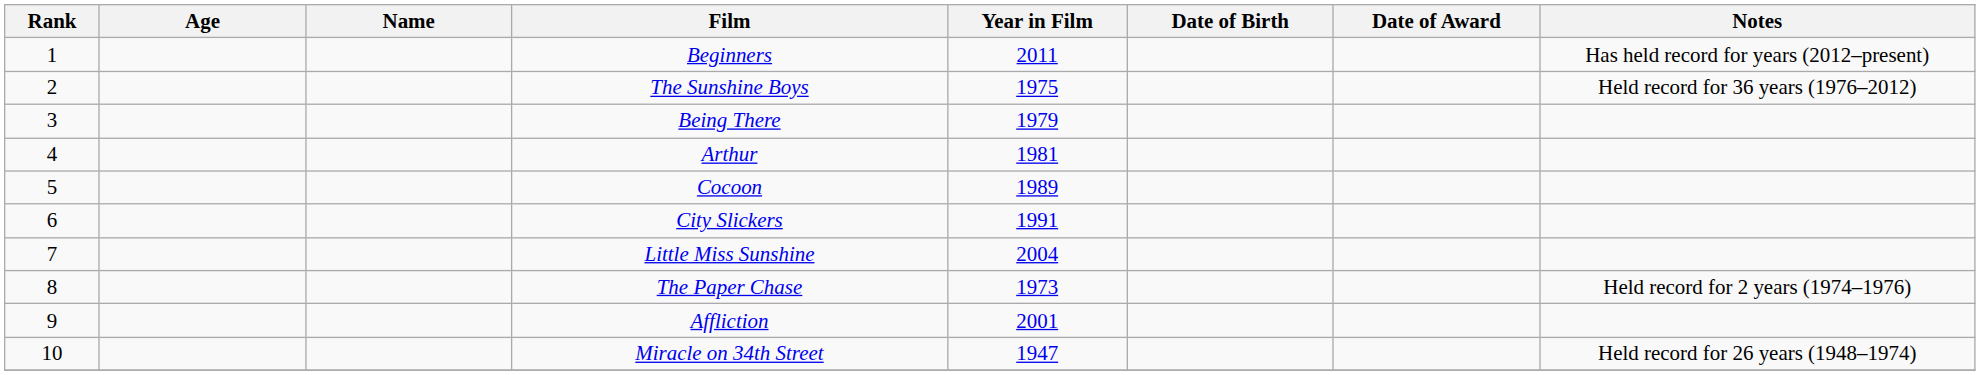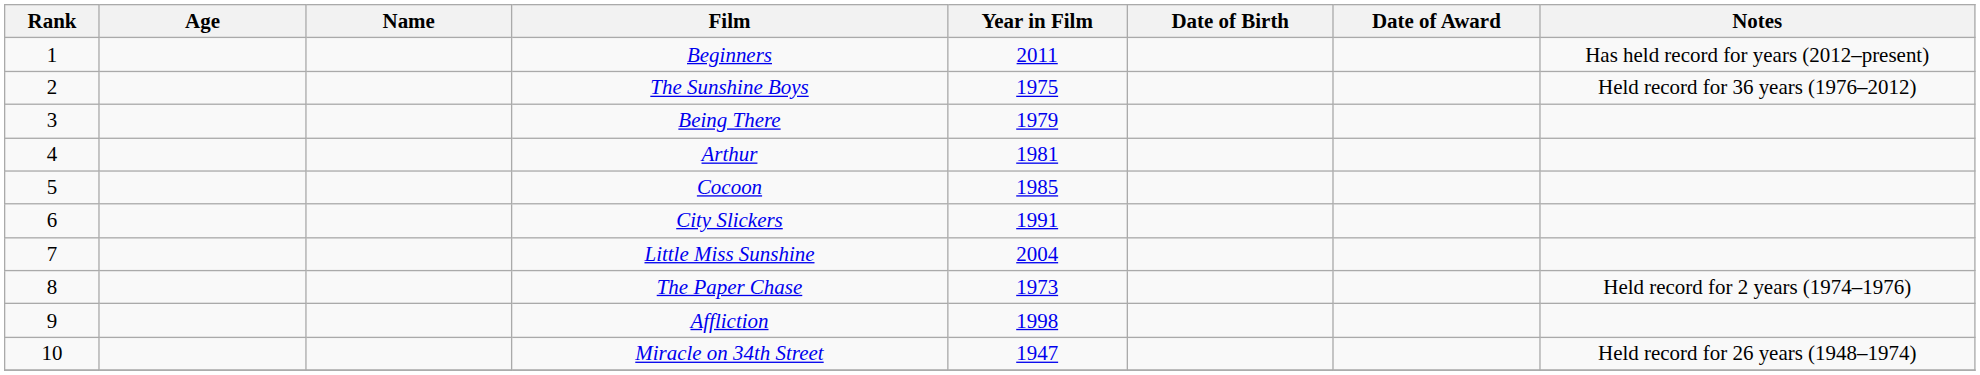(1037, 187) 1989 -> (1037, 187) 1985
(1037, 320) 2001 -> (1037, 320) 1998
